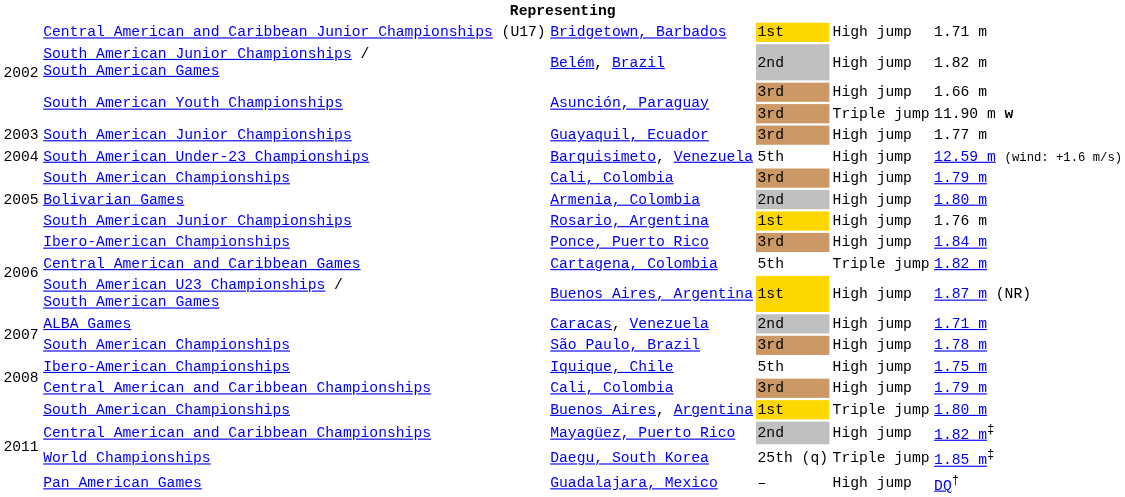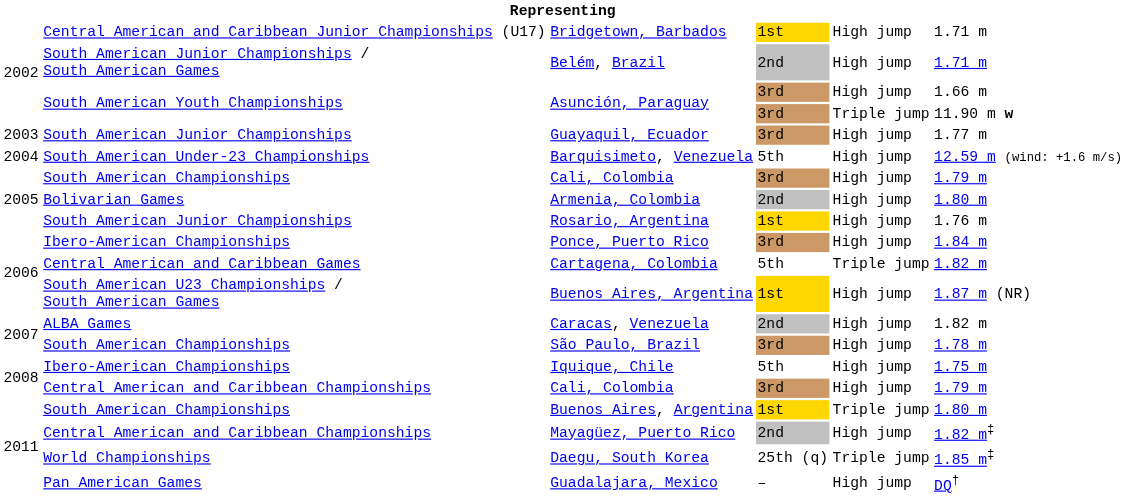(961, 62) 1.82 m -> (961, 62) 1.71 m
(961, 324) 1.71 m -> (961, 324) 1.82 m
